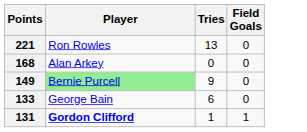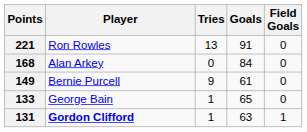+ column: (246, 20)
(84, 81) lightgreen background -> (84, 81) no background
(211, 99) 6 -> (211, 99) 1
